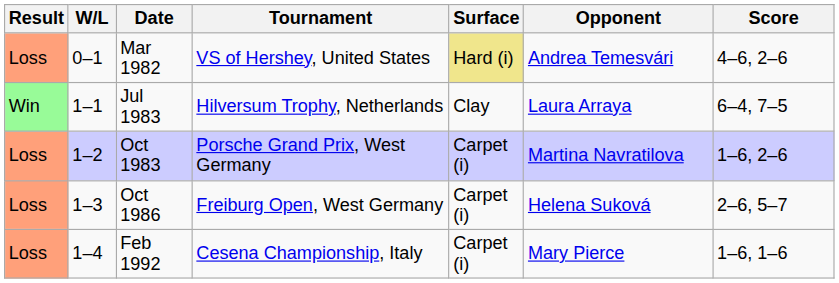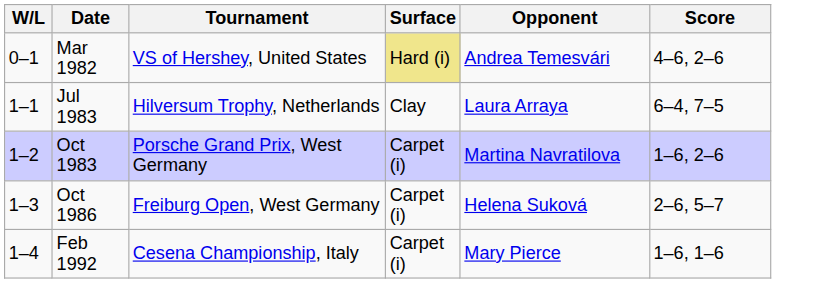- column: (36, 18)
